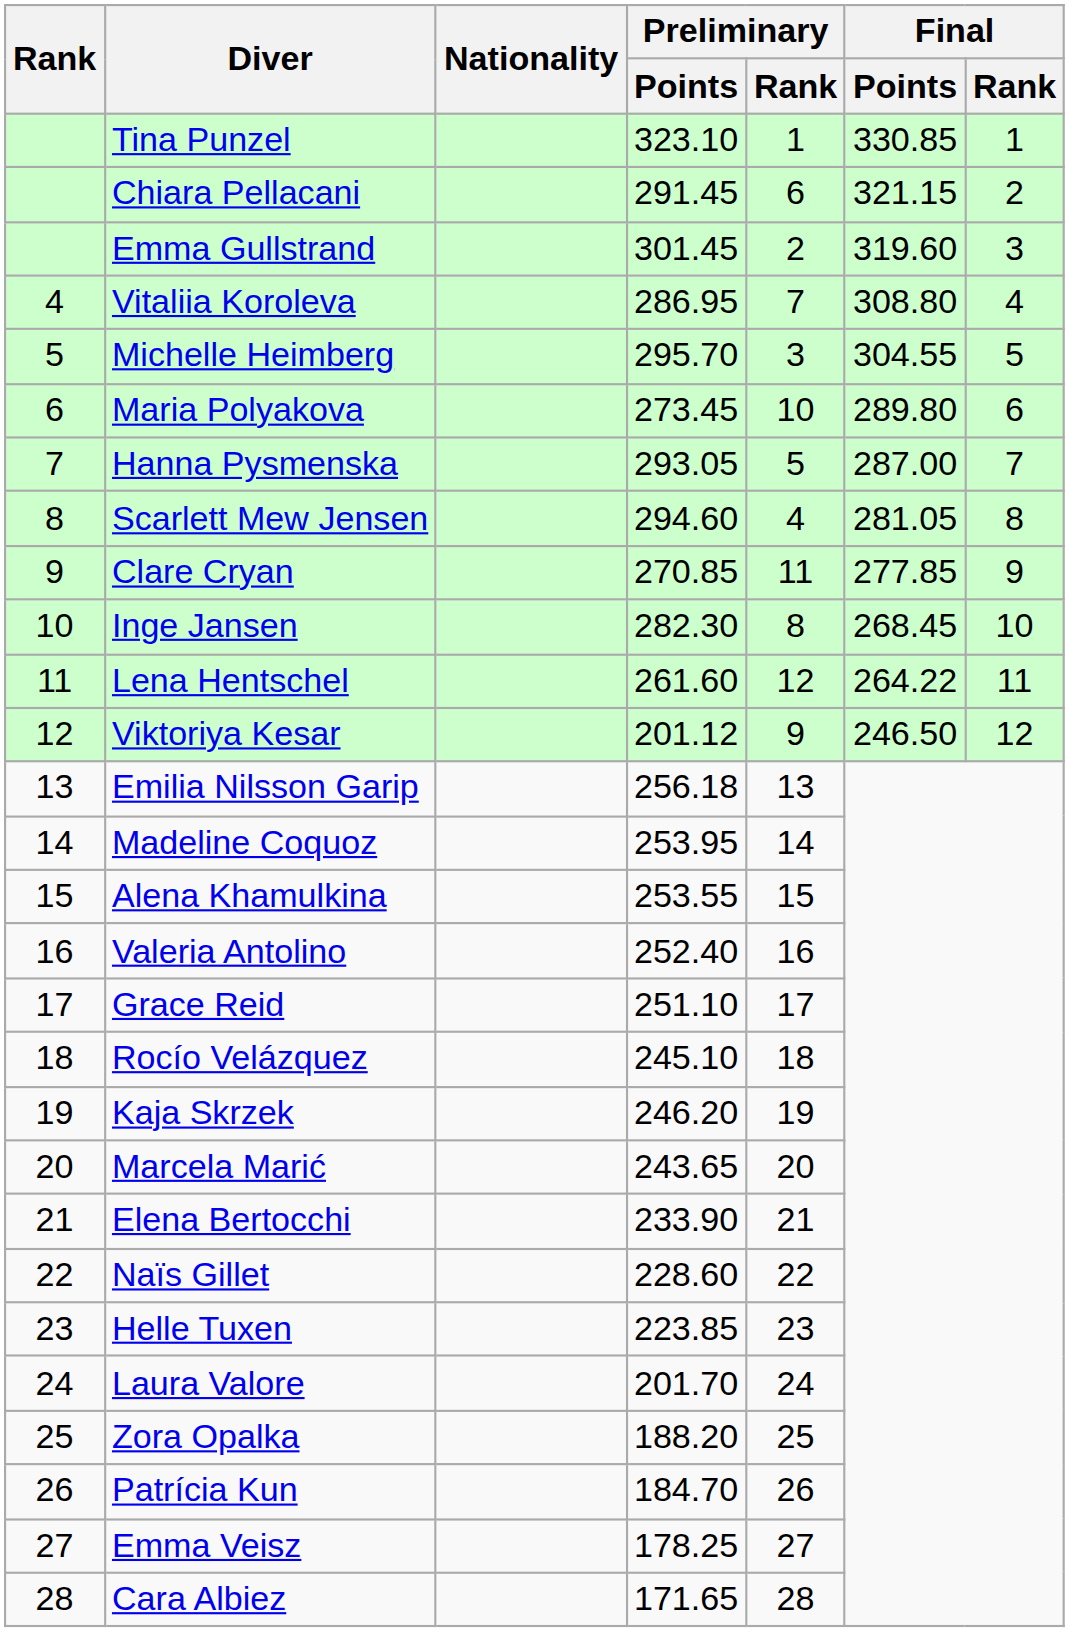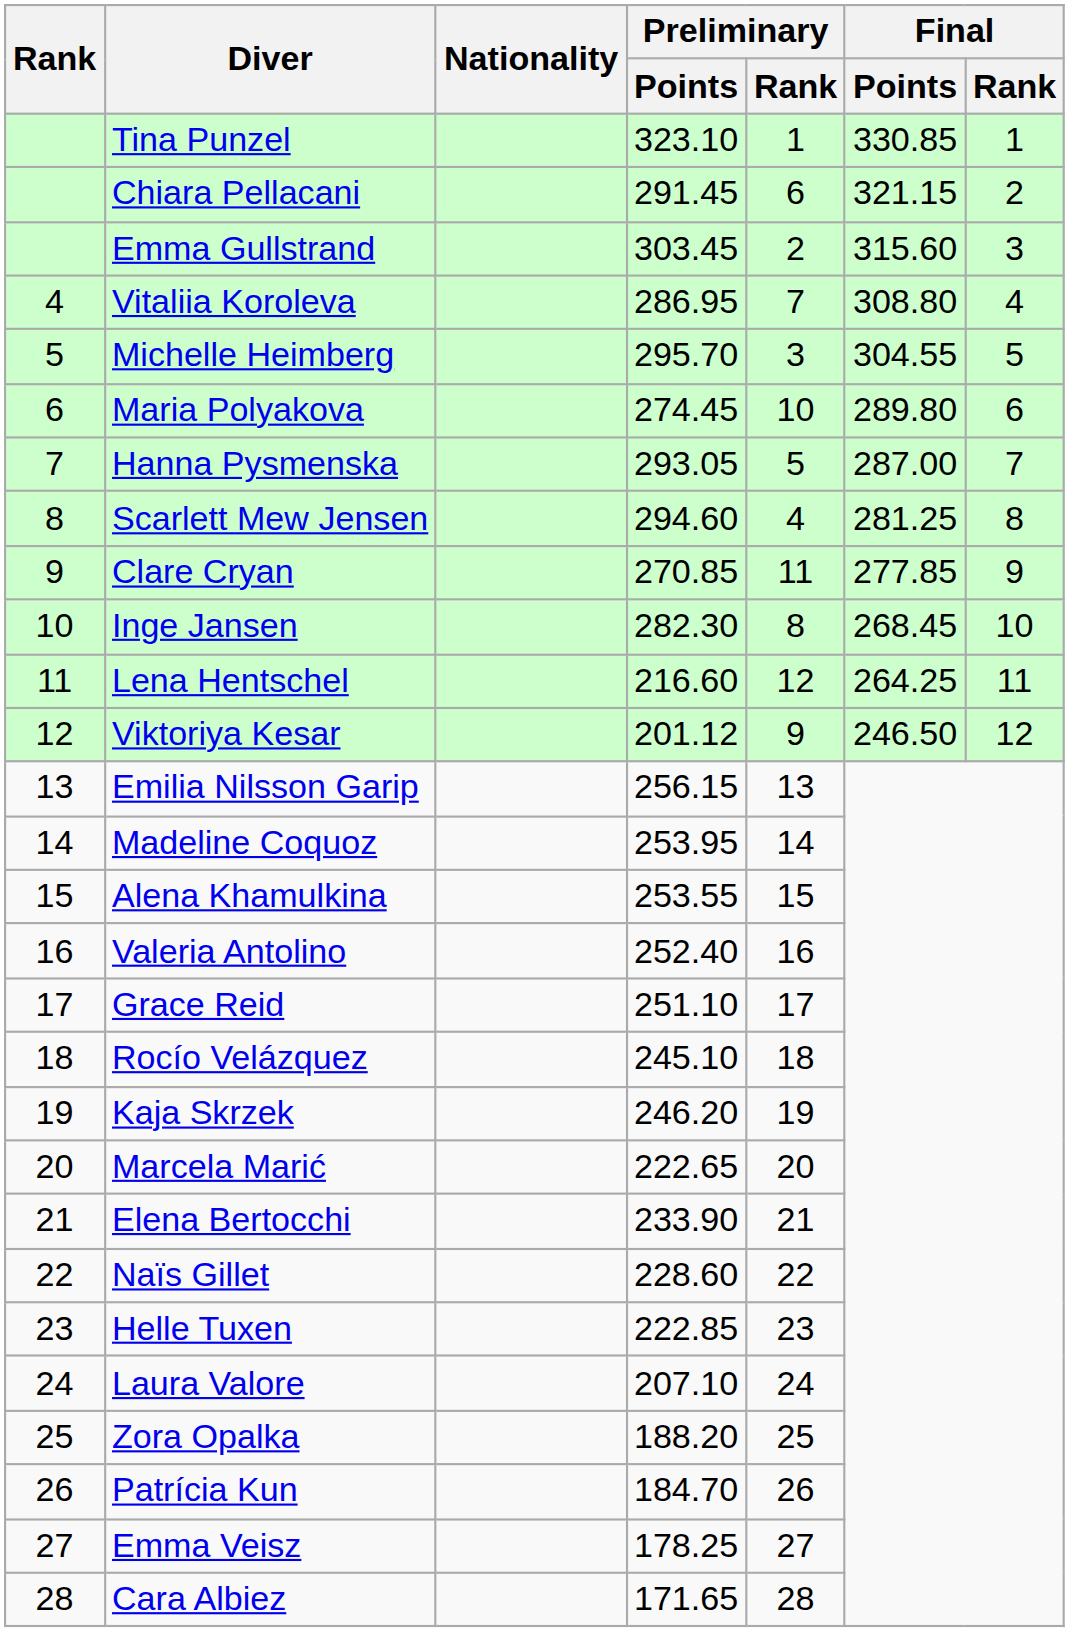(686, 247) 301.45 -> (686, 247) 303.45
(905, 247) 319.60 -> (905, 247) 315.60
(686, 409) 273.45 -> (686, 409) 274.45
(905, 517) 281.05 -> (905, 517) 281.25
(686, 680) 261.60 -> (686, 680) 216.60
(905, 680) 264.22 -> (905, 680) 264.25
(686, 788) 256.18 -> (686, 788) 256.15
(686, 1166) 243.65 -> (686, 1166) 222.65
(686, 1328) 223.85 -> (686, 1328) 222.85
(686, 1382) 201.70 -> (686, 1382) 207.10
